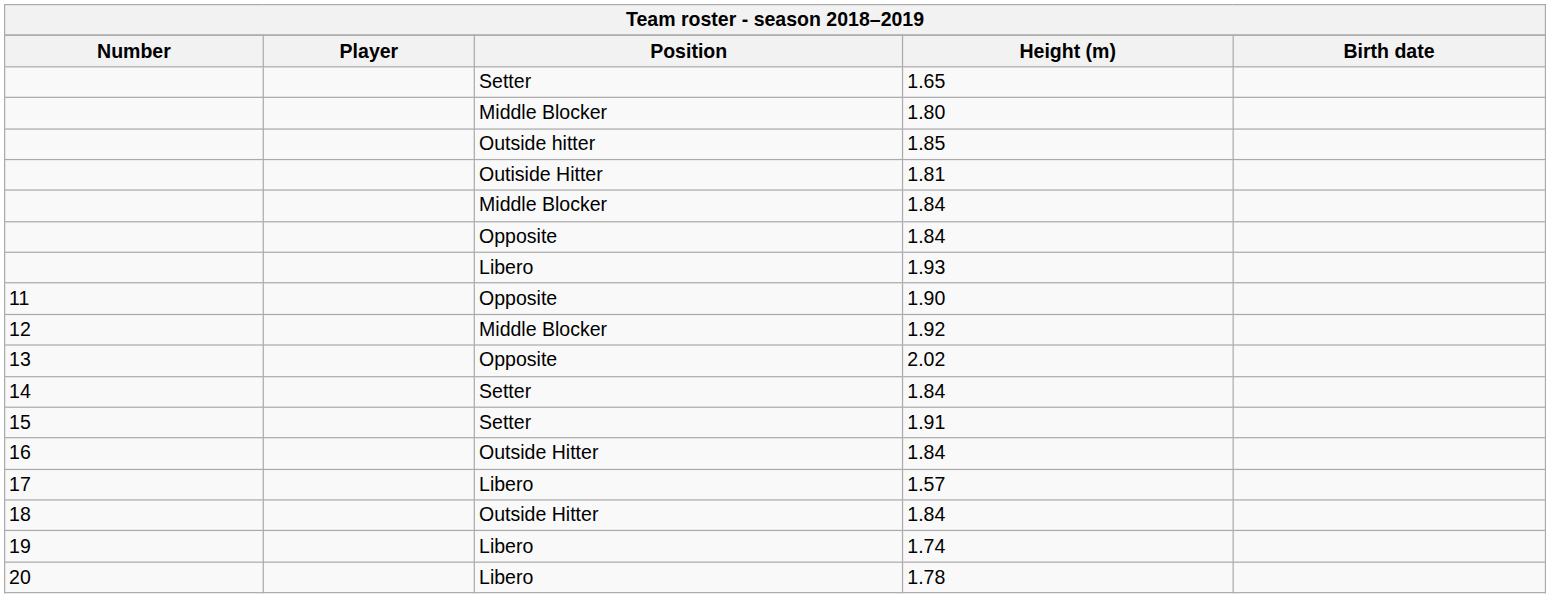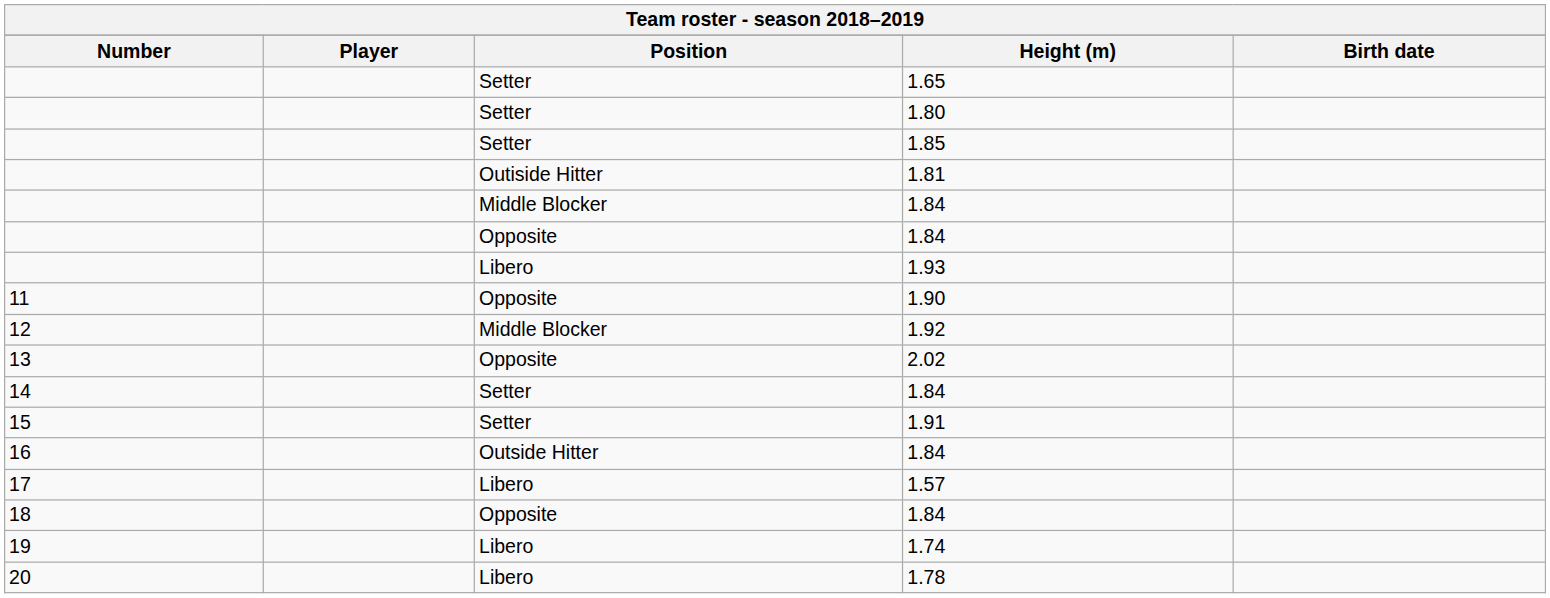(543, 112) Middle Blocker -> (505, 112) Setter
(537, 143) Outside hitter -> (505, 143) Setter
(539, 515) Outside Hitter -> (518, 515) Opposite
